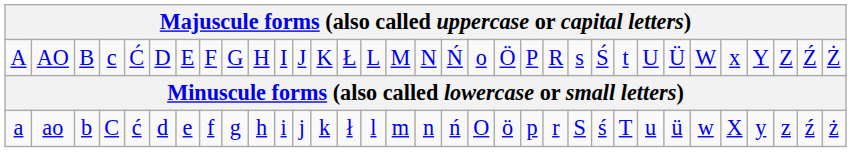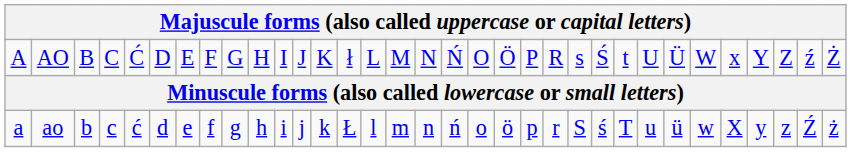(112, 57) c -> (112, 57) C
(350, 57) Ł -> (350, 57) ł
(481, 57) o -> (481, 57) O
(810, 57) Ź -> (810, 57) ź
(112, 127) C -> (112, 127) c
(350, 127) ł -> (350, 127) Ł
(481, 127) O -> (481, 127) o
(810, 127) ź -> (810, 127) Ź
